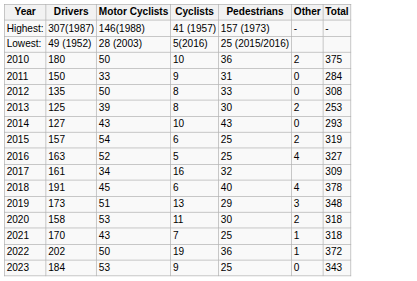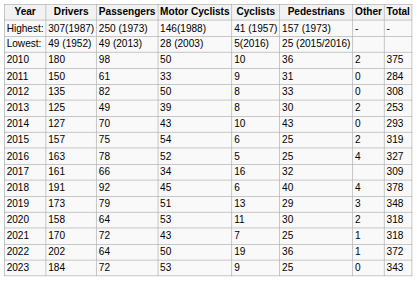+ column: (127, 12)
